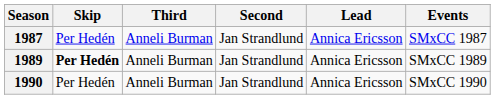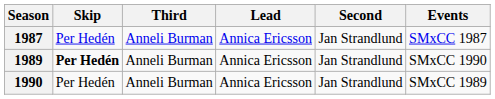columns swapped: (261, 15) <-> (356, 15)
(448, 60) SMxCC 1989 -> (448, 60) SMxCC 1990
(448, 82) SMxCC 1990 -> (448, 82) SMxCC 1989
